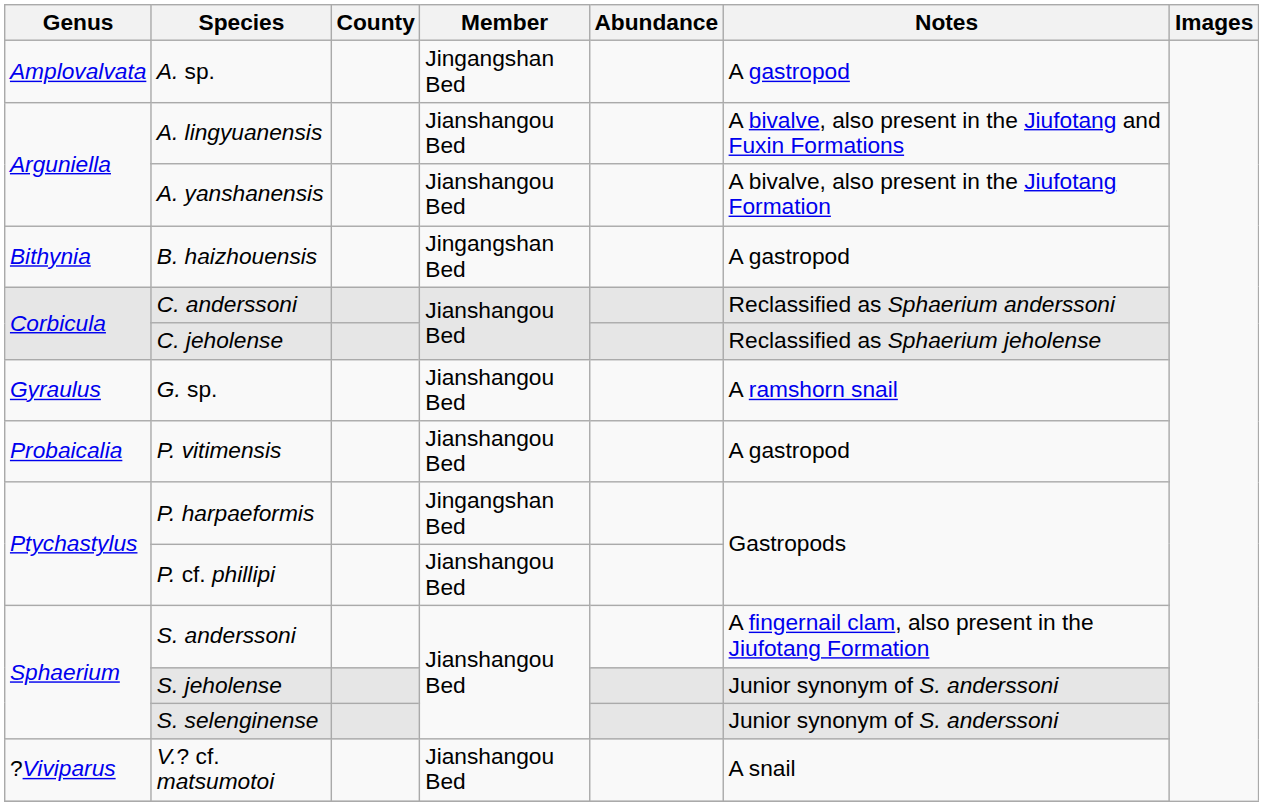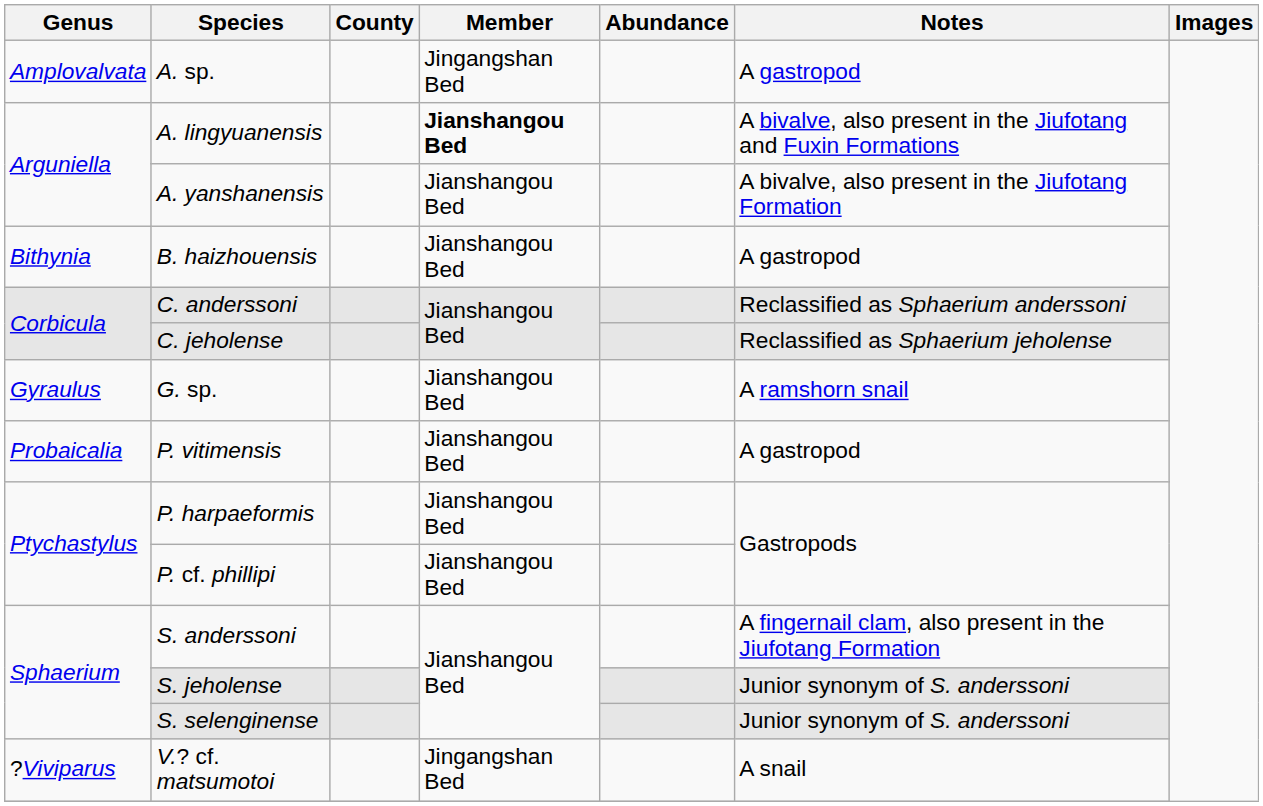(490, 132) normal -> (494, 132) bold
(490, 256) Jingangshan Bed -> (489, 256) Jianshangou Bed
(490, 512) Jingangshan Bed -> (489, 512) Jianshangou Bed
(490, 769) Jianshangou Bed -> (489, 769) Jingangshan Bed
